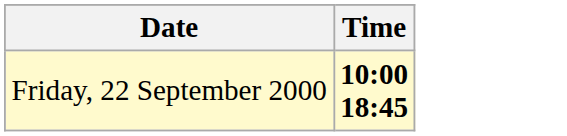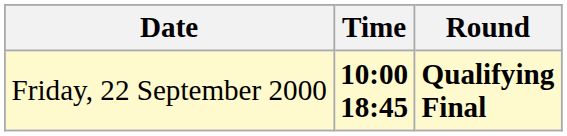+ column: (488, 27)
